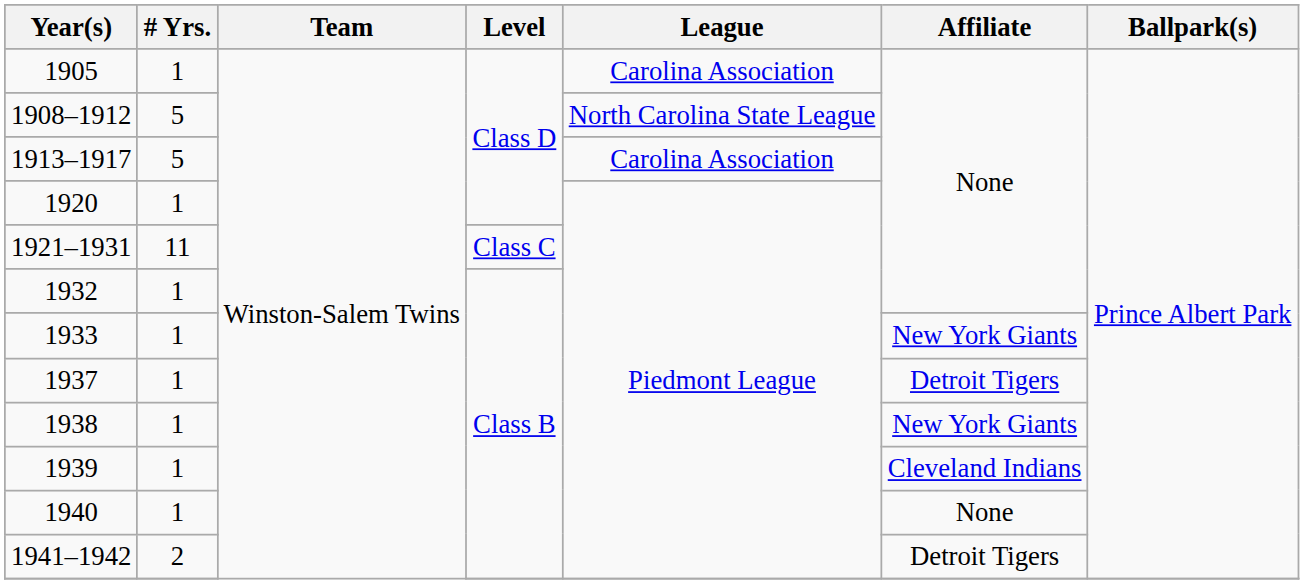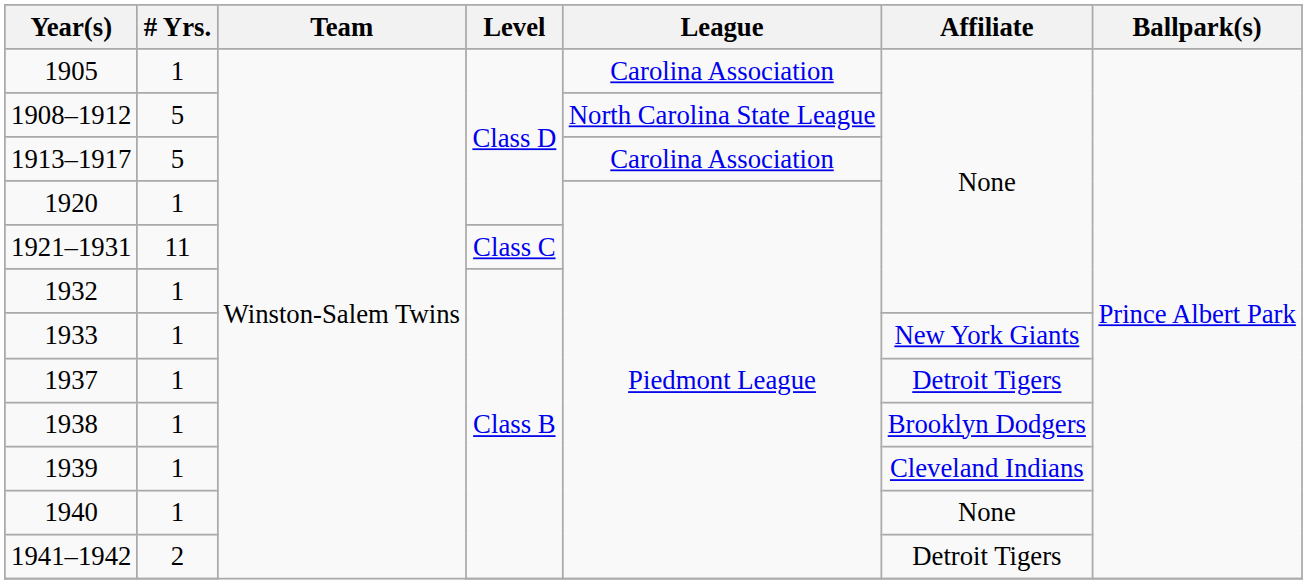(985, 423) New York Giants -> (987, 423) Brooklyn Dodgers
